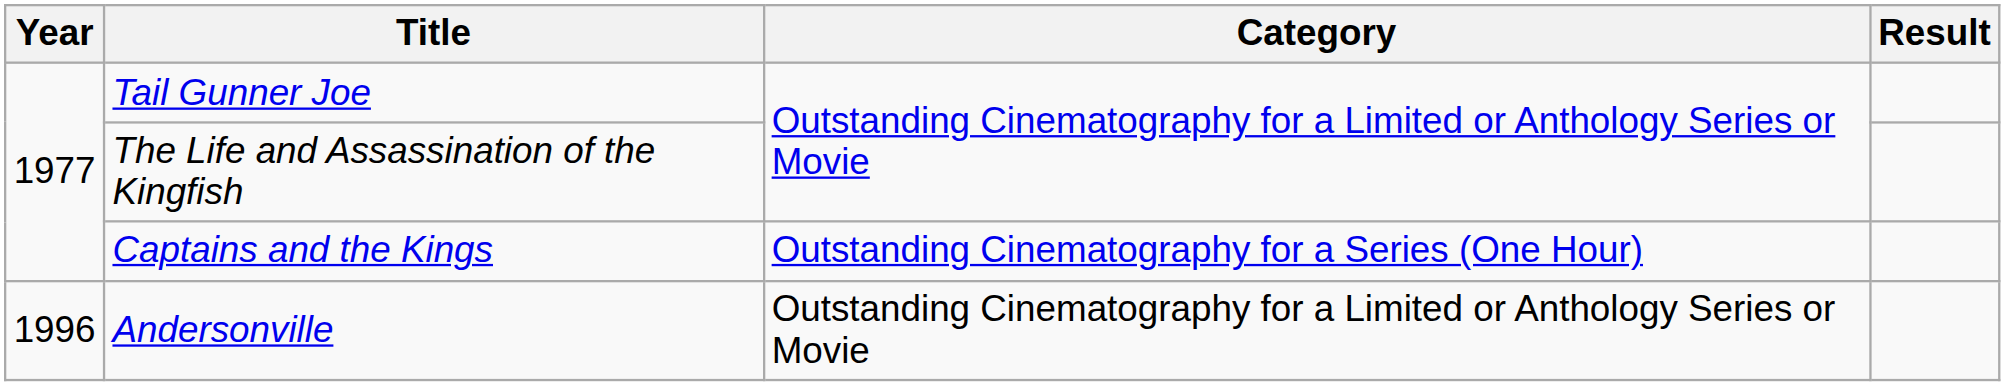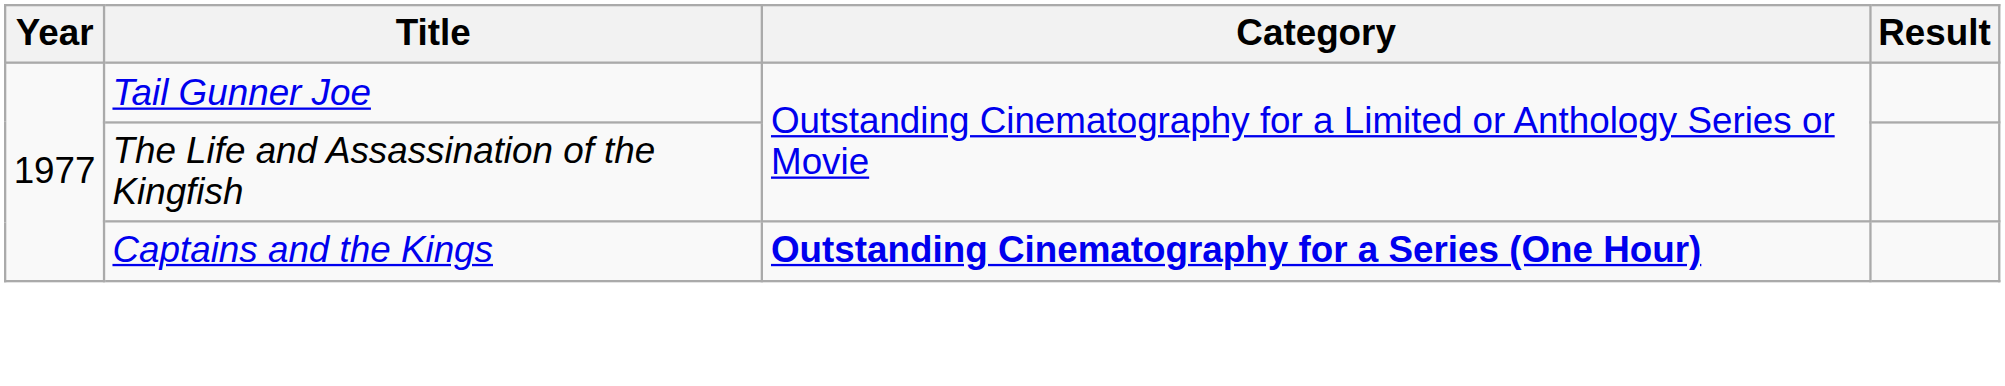(1207, 250) normal -> (1236, 250) bold
- row: (223, 329)
